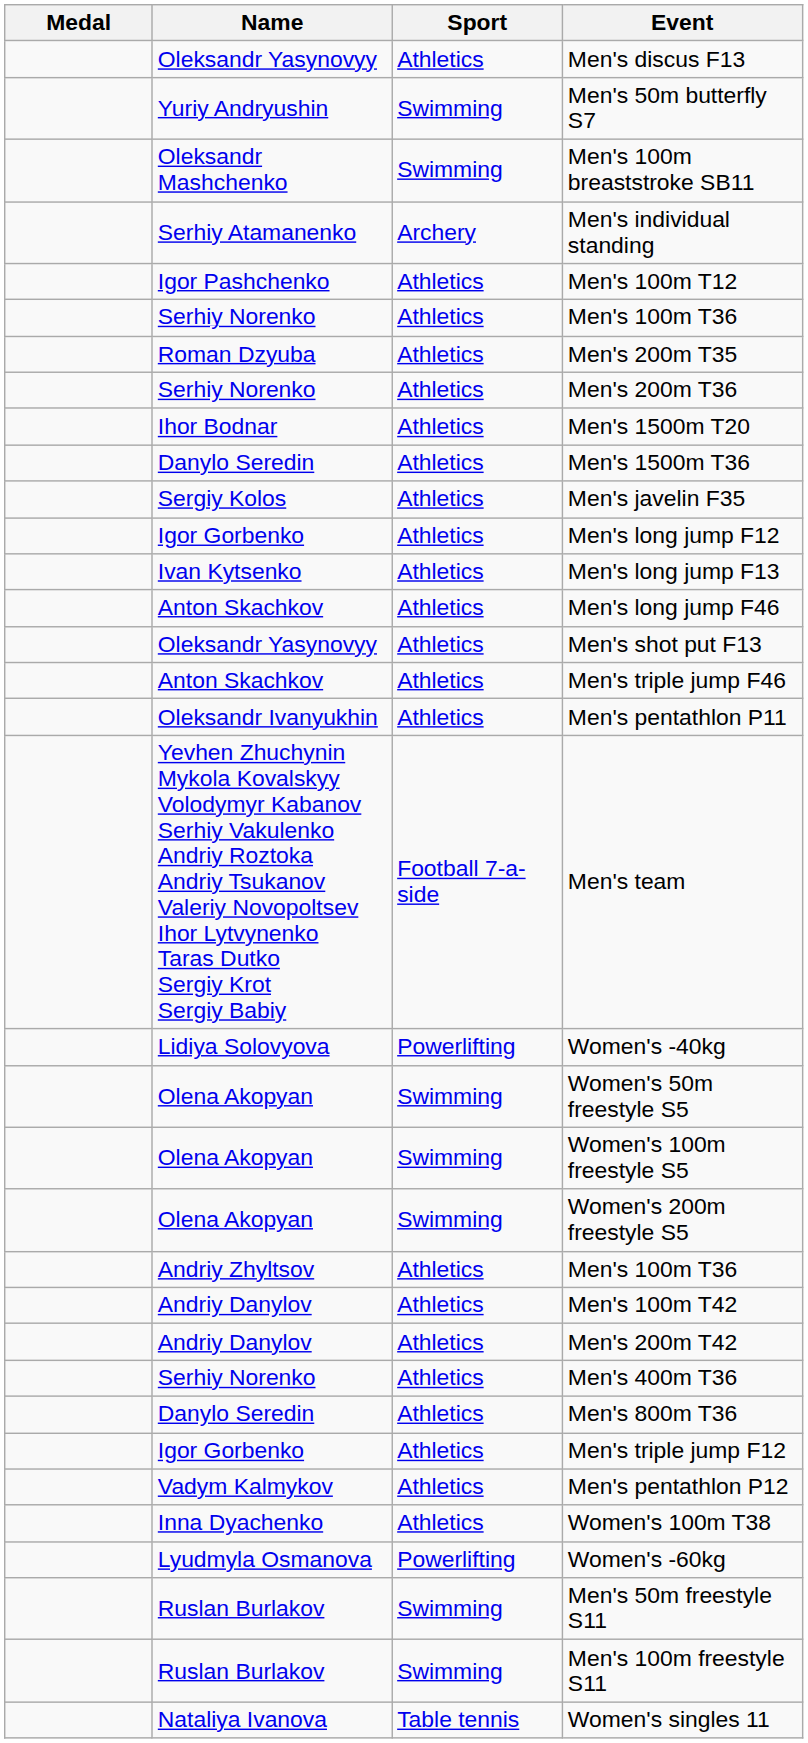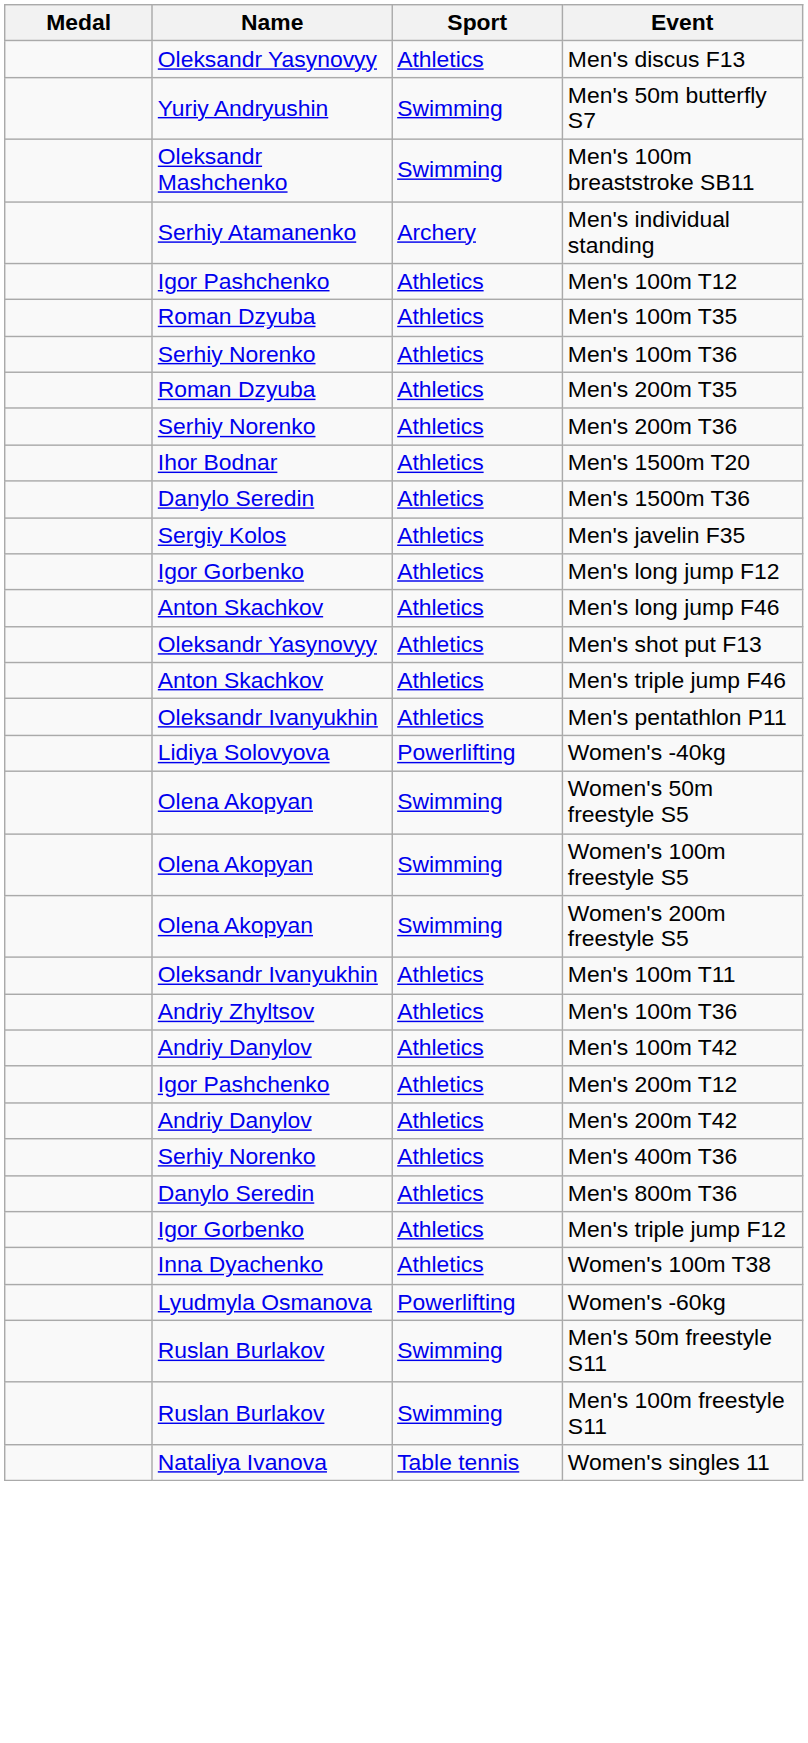+ row: (237, 317)
- row: (230, 571)
- row: (260, 881)
+ row: (268, 975)
+ row: (244, 1084)
- row: (245, 1486)
